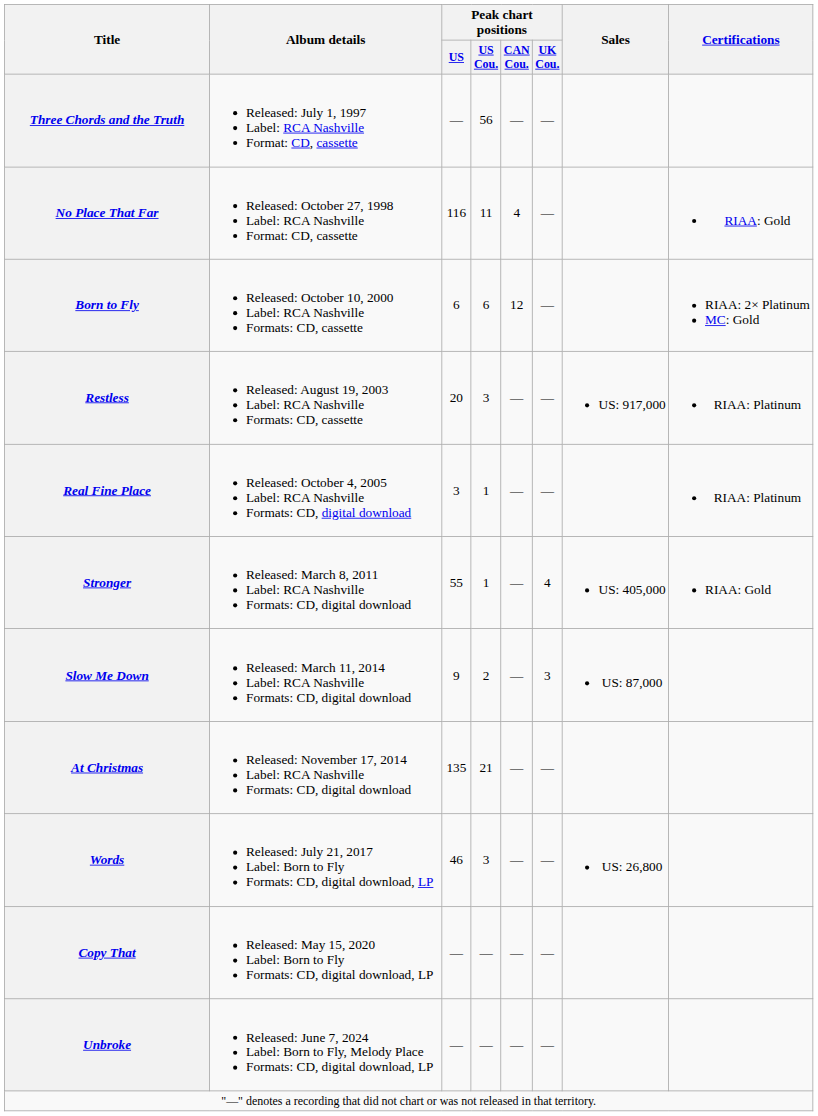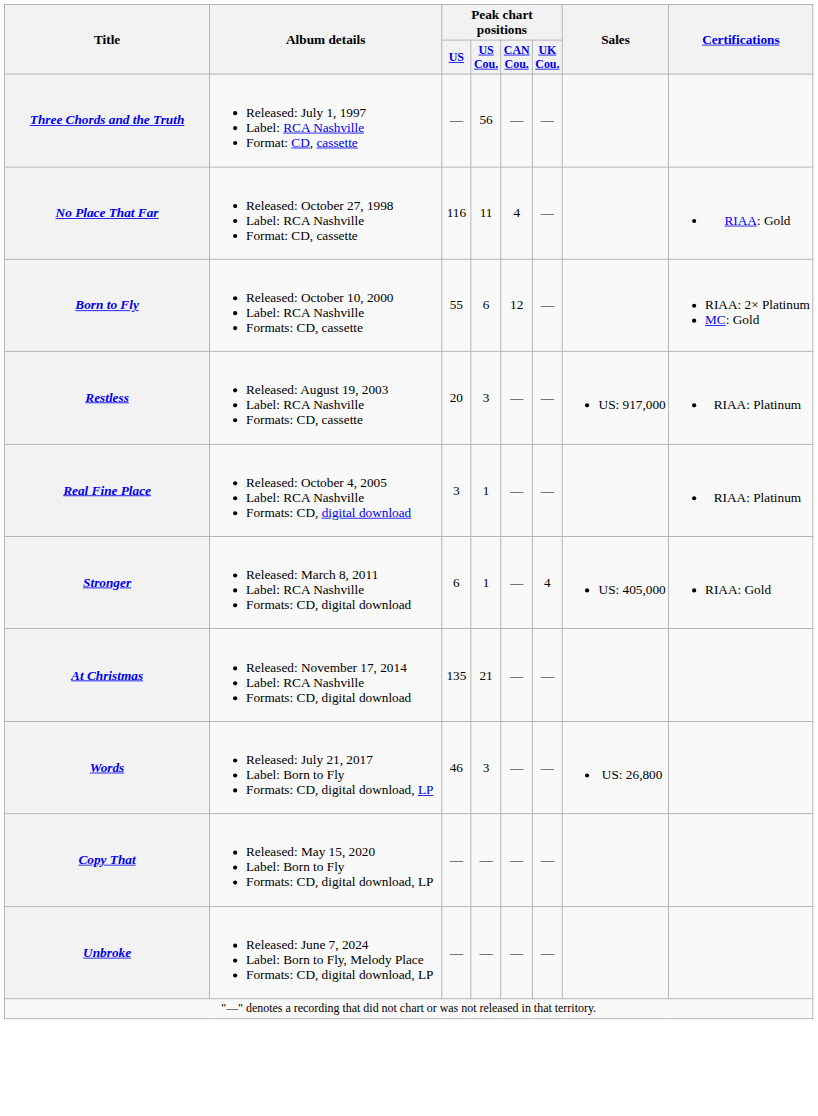(456, 305) 6 -> (456, 305) 55
(456, 582) 55 -> (456, 582) 6
- row: (107, 675)
